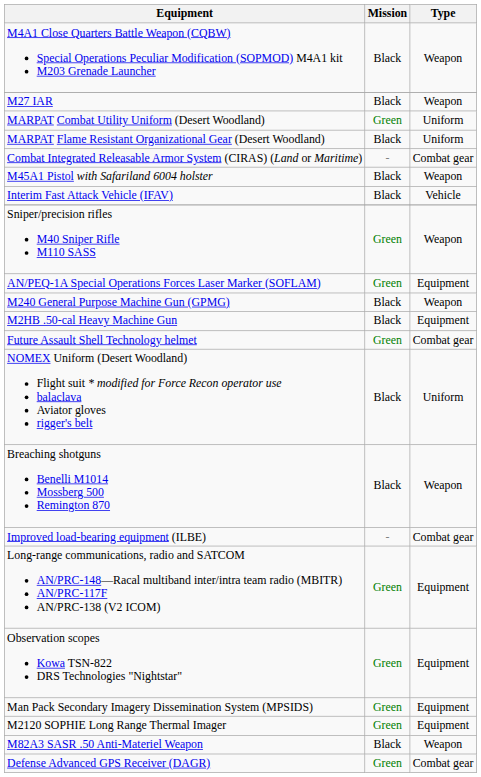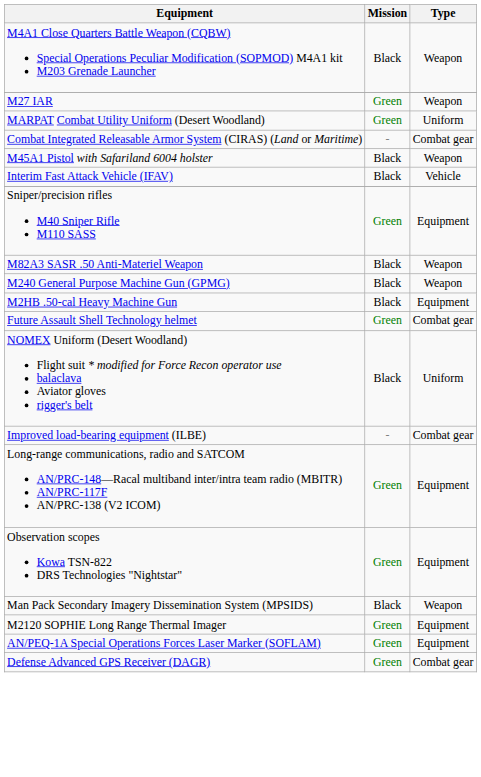(387, 101) Black -> (387, 101) Green
- row: (166, 139)
(443, 239) Weapon -> (443, 220) Equipment
rows swapped: (105, 744) <-> (164, 283)
- row: (185, 480)
(387, 707) Green -> (387, 605) Black
(443, 707) Equipment -> (443, 605) Weapon
